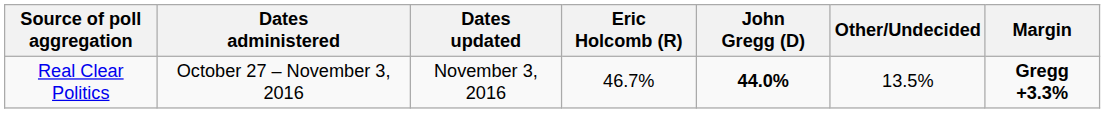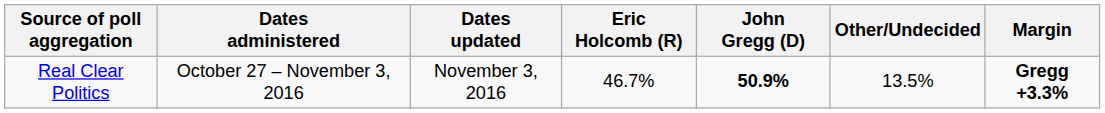(763, 81) 44.0% -> (763, 81) 50.9%
